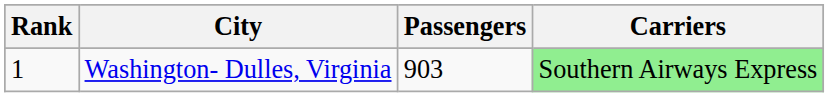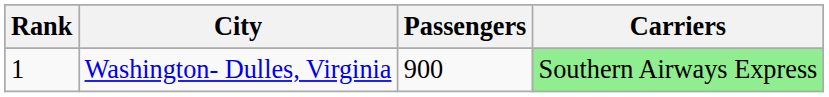(423, 69) 903 -> (423, 69) 900
